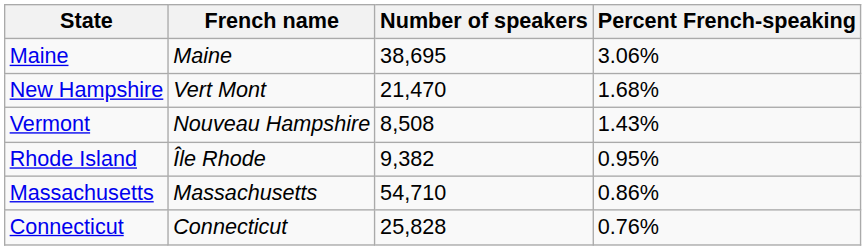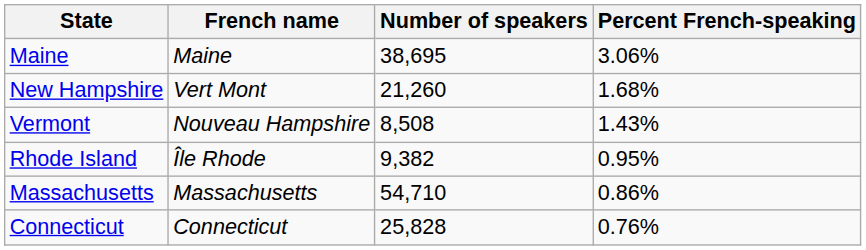(413, 90) 21,470 -> (413, 90) 21,260
